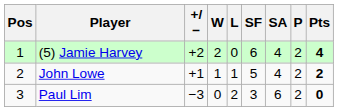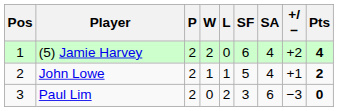columns swapped: (298, 22) <-> (196, 22)
